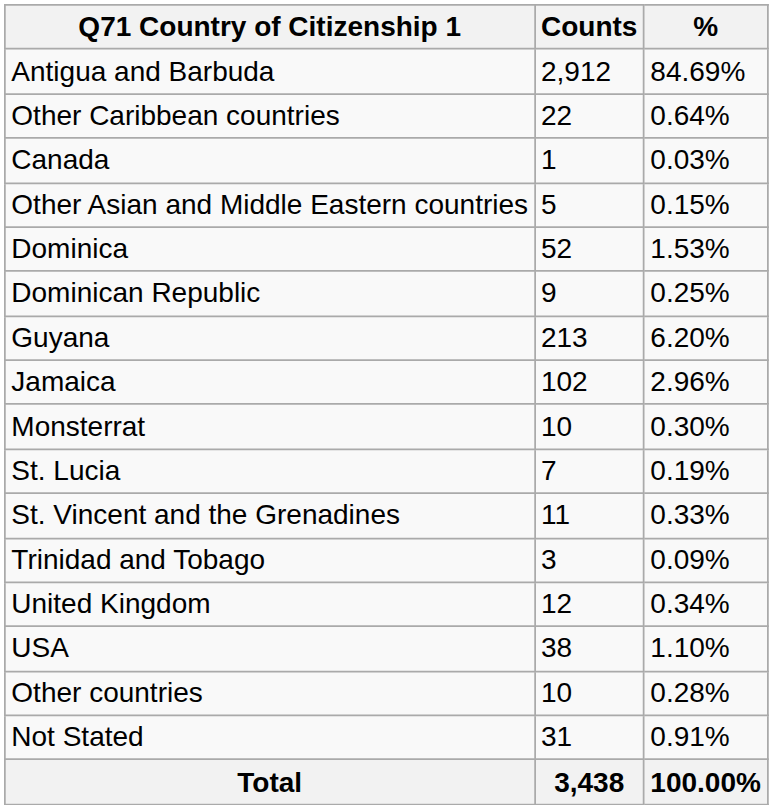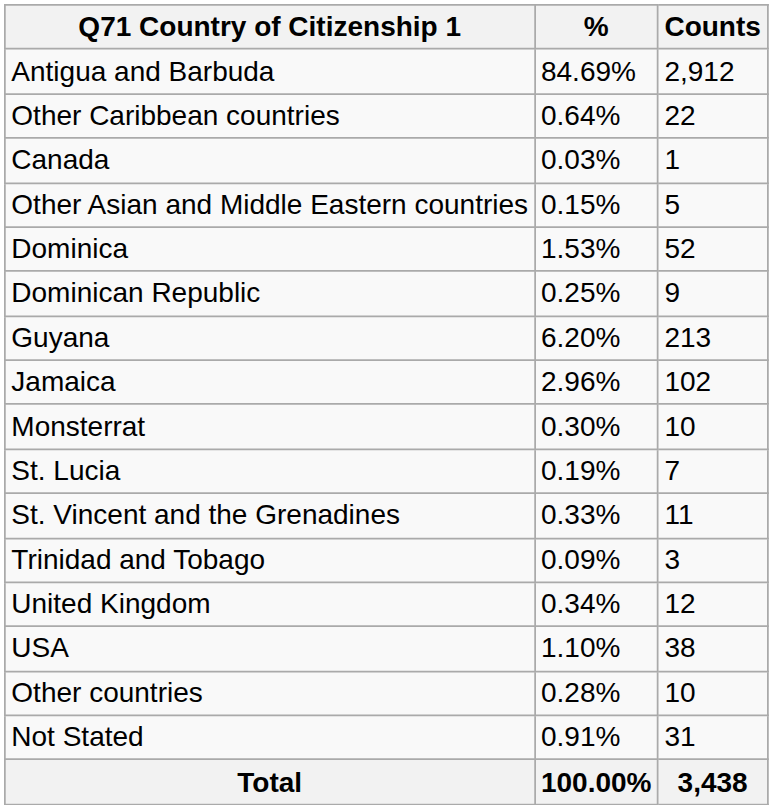columns swapped: (589, 26) <-> (706, 26)
